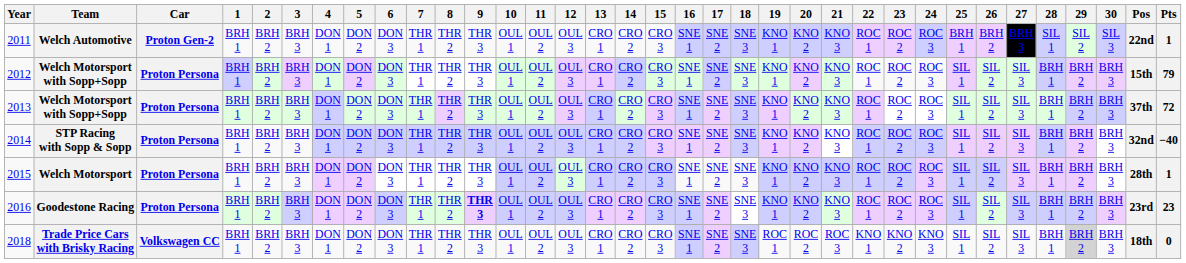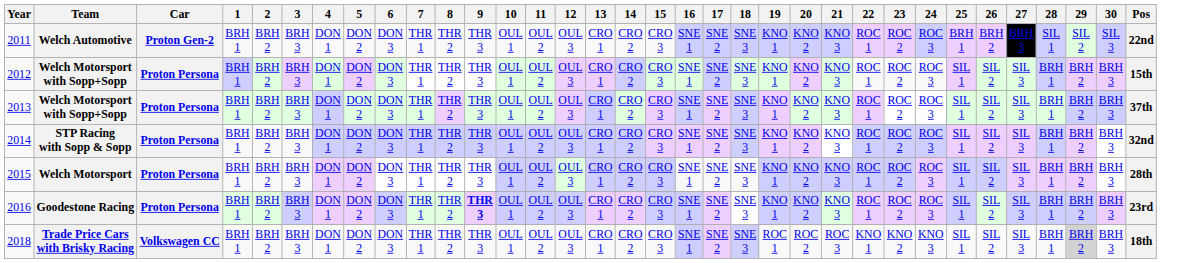- column: (1169, 13)
